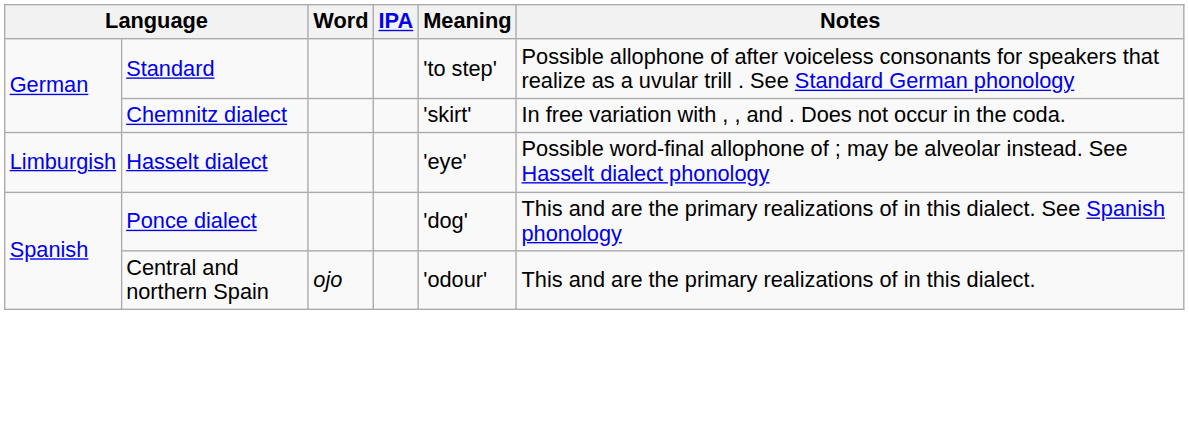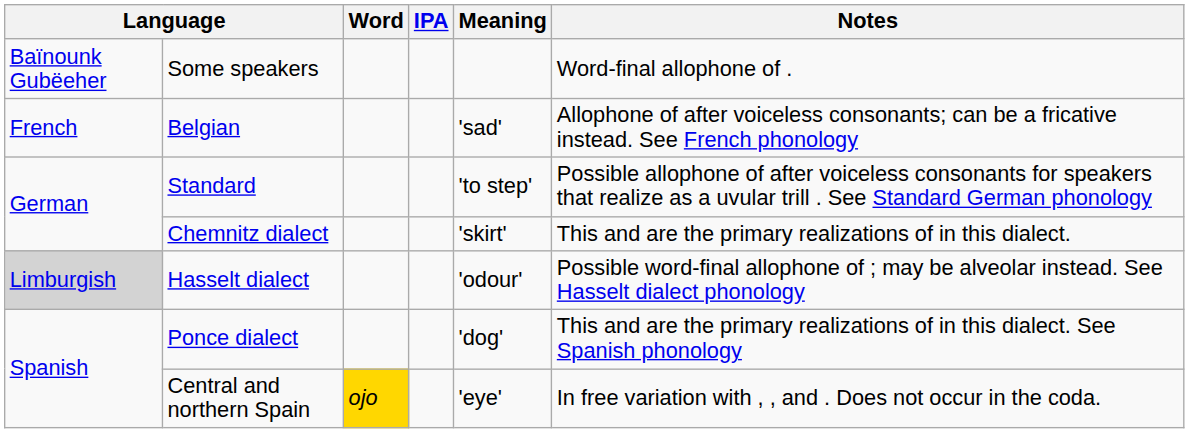+ row: (243, 68)
+ row: (204, 127)
(794, 115) In free variation with , , and . Does not occur in the coda. -> (814, 233) This and are the primary realizations of in this dialect.
(63, 162) no background -> (63, 279) lightgrey background
(445, 162) 'eye' -> (491, 279) 'odour'
(328, 279) no background -> (363, 397) gold background
(455, 279) 'odour' -> (480, 397) 'eye'
(779, 279) This and are the primary realizations of in this dialect. -> (829, 397) In free variation with , , and . Does not occur in the coda.
